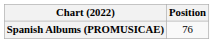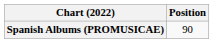(187, 30) 76 -> (187, 30) 90
